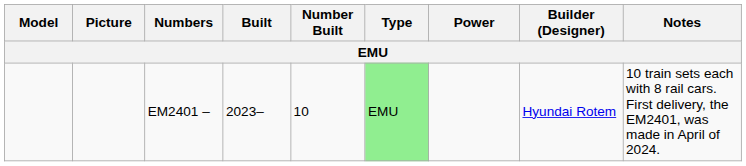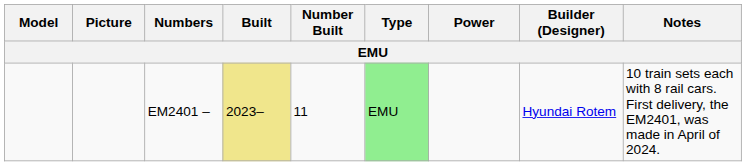(245, 111) no background -> (245, 111) khaki background
(301, 111) 10 -> (301, 111) 11
